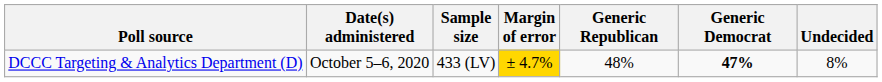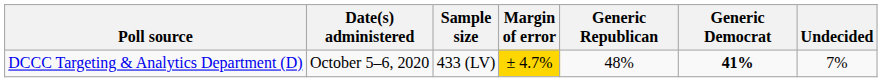(738, 63) 47% -> (738, 63) 41%
(837, 63) 8% -> (837, 63) 7%
